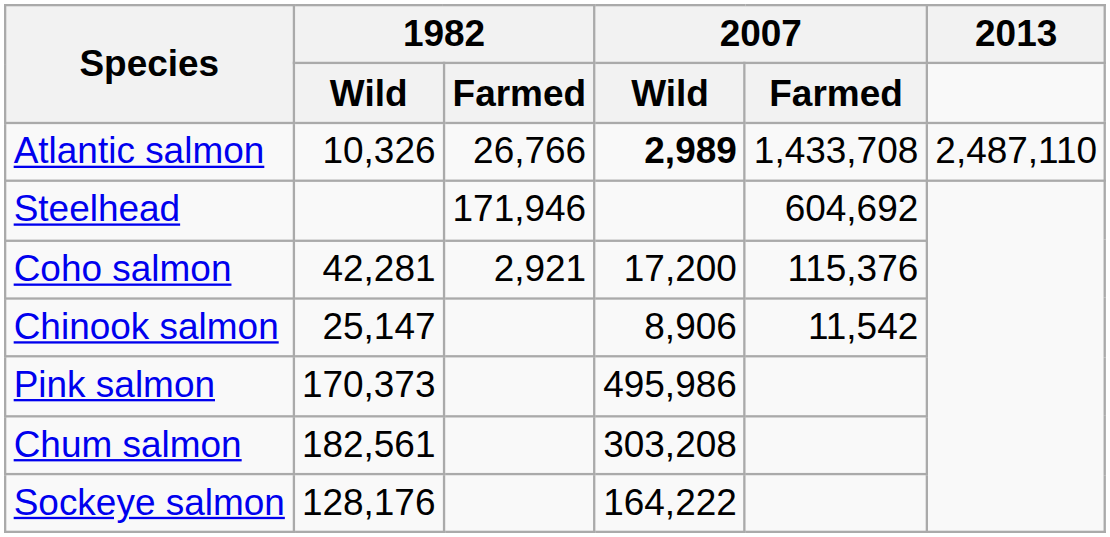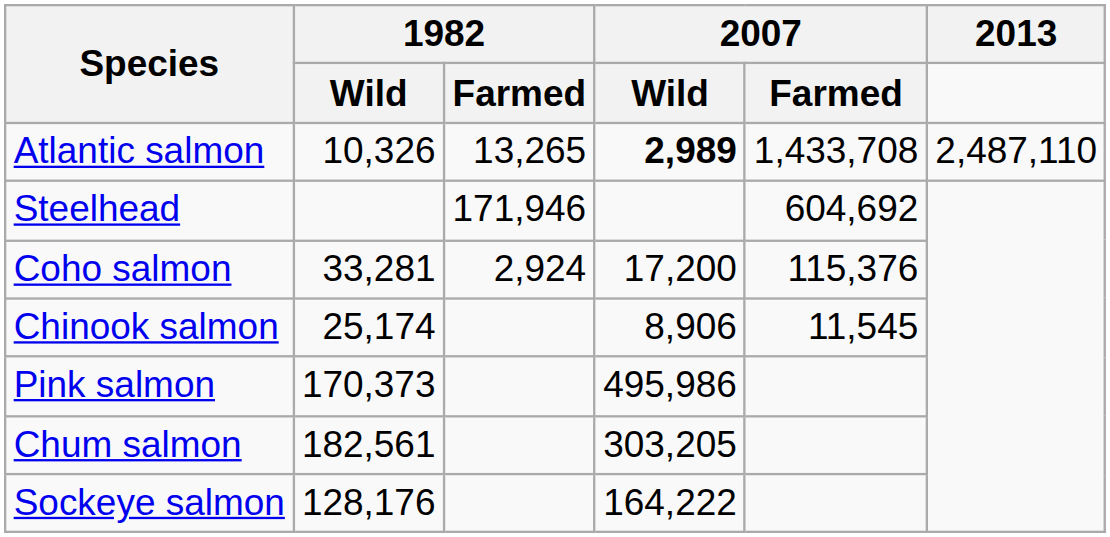(530, 151) 26,766 -> (530, 151) 13,265
(379, 268) 42,281 -> (379, 268) 33,281
(540, 268) 2,921 -> (540, 268) 2,924
(379, 326) 25,147 -> (379, 326) 25,174
(863, 326) 11,542 -> (863, 326) 11,545
(670, 444) 303,208 -> (670, 444) 303,205
